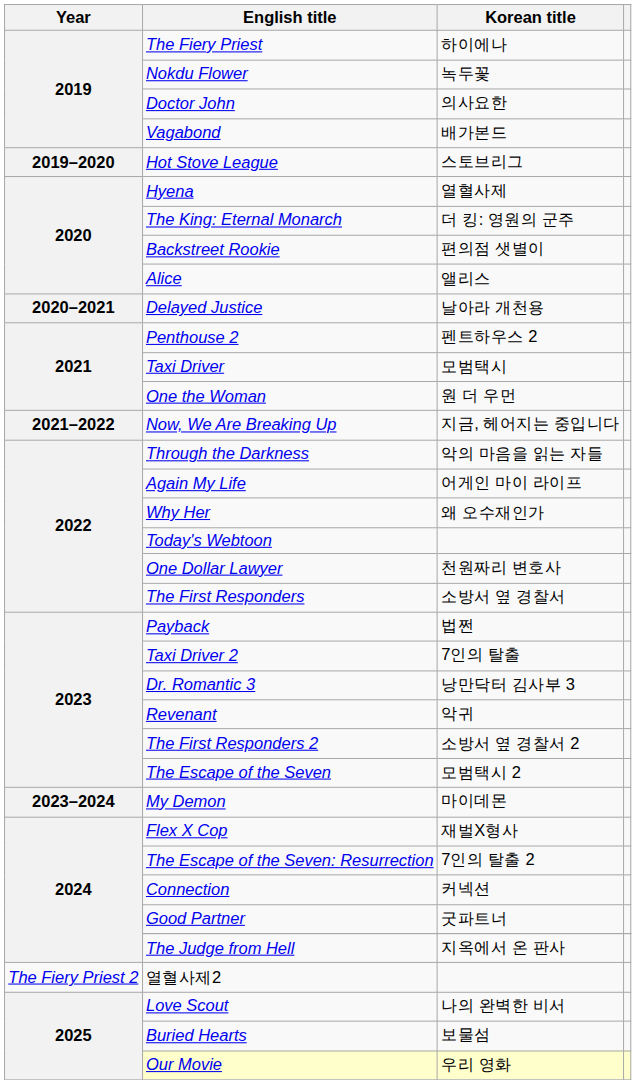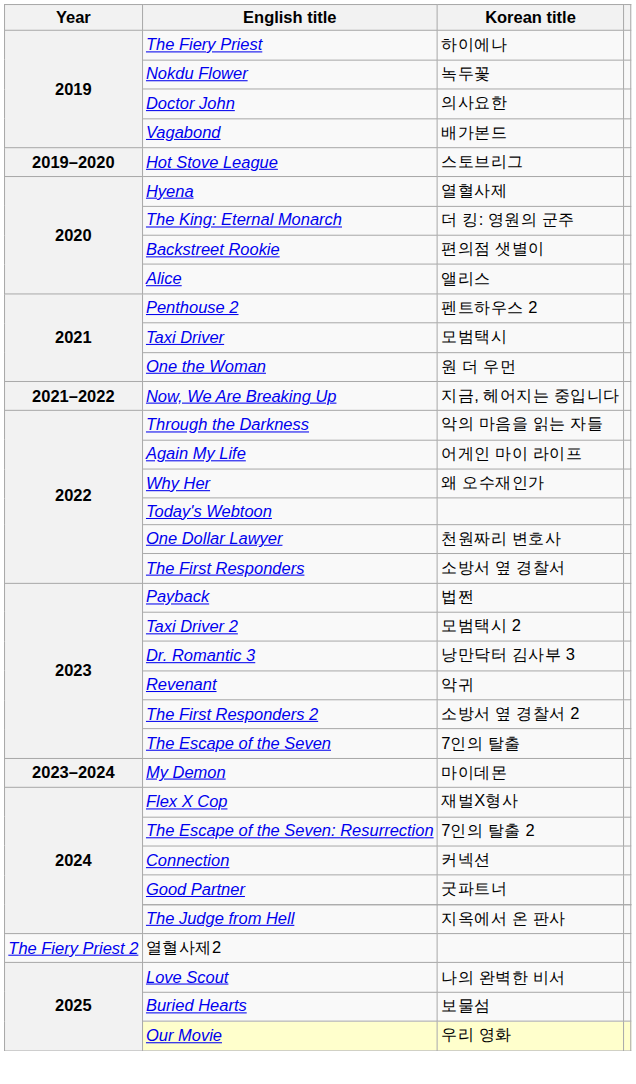- row: (204, 308)
(481, 655) 7인의 탈출 -> (481, 626) 모범택시 2
(481, 772) 모범택시 2 -> (481, 743) 7인의 탈출
